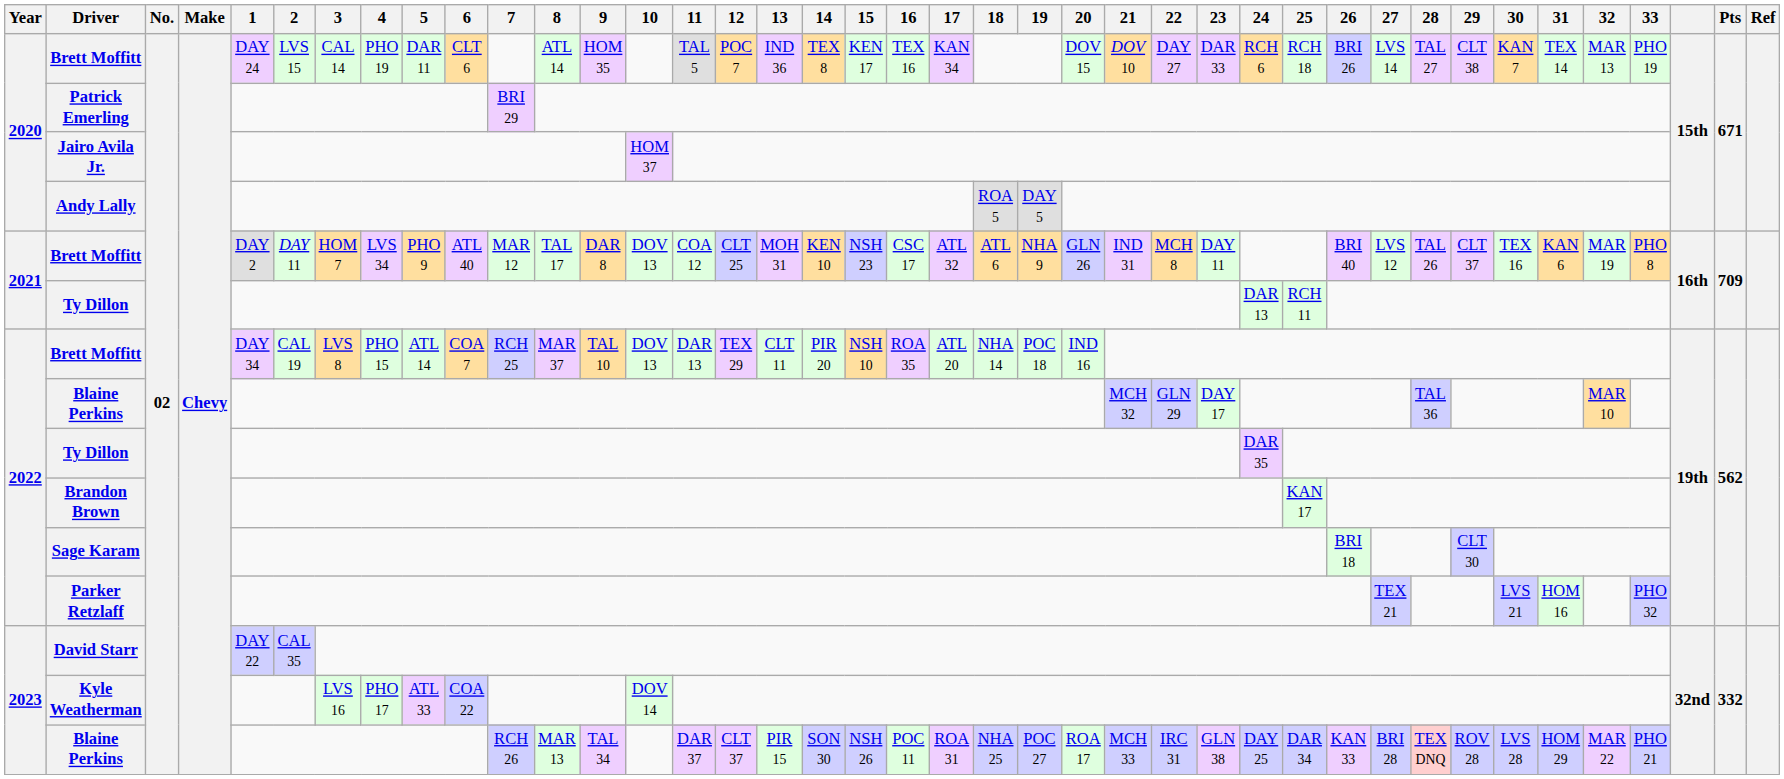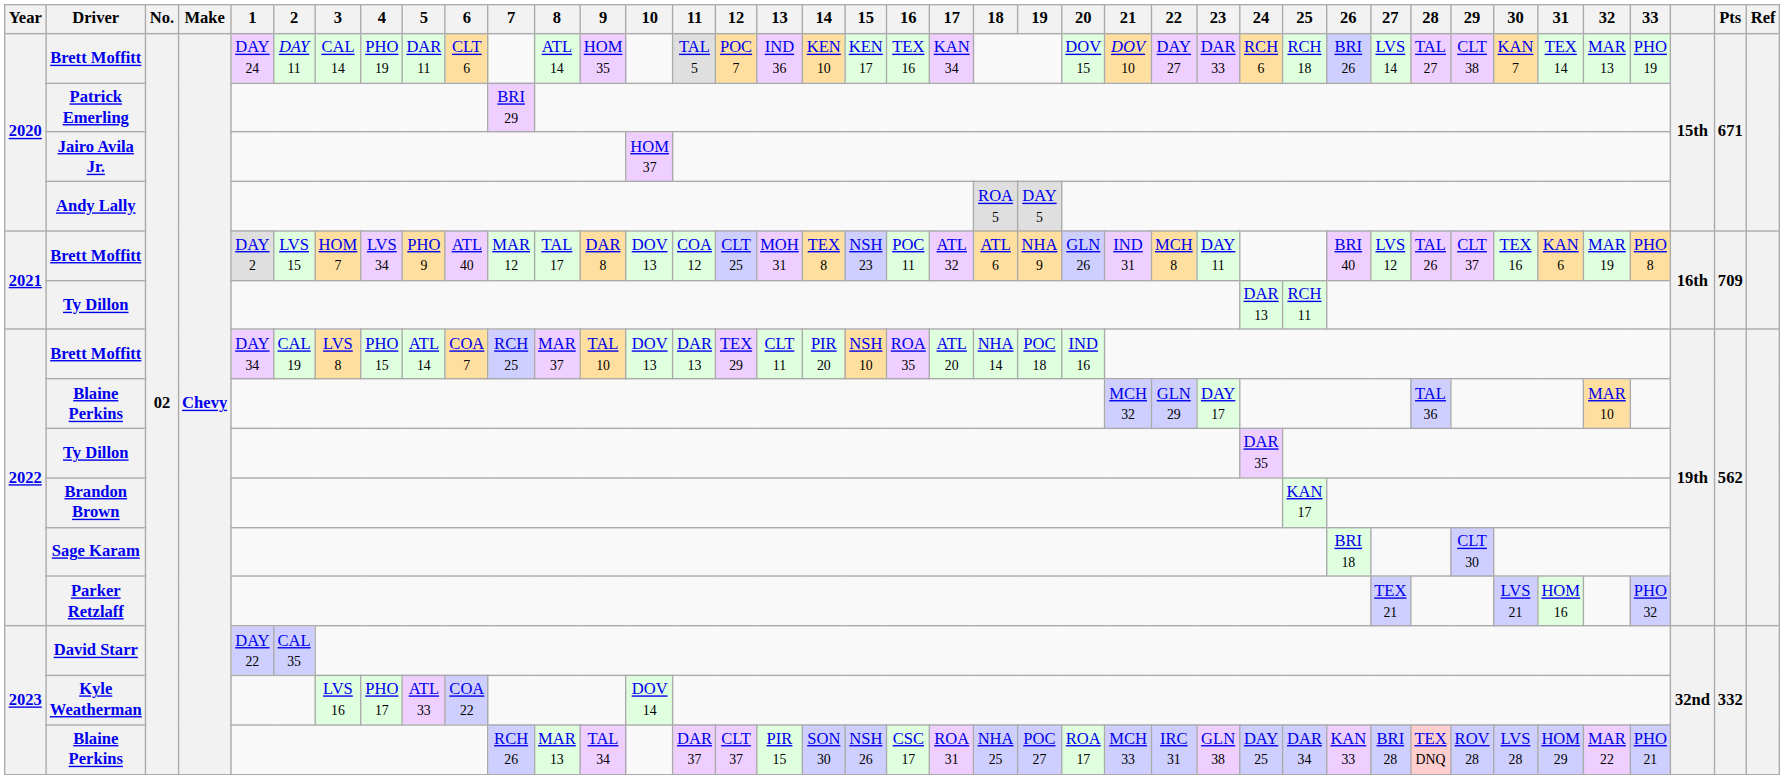(294, 57) LVS 15 -> (294, 57) DAY 11
(824, 57) TEX 8 -> (824, 57) KEN 10
(294, 254) DAY 11 -> (294, 254) LVS 15
(824, 254) KEN 10 -> (824, 254) TEX 8
(908, 254) CSC 17 -> (908, 254) POC 11
(908, 748) POC 11 -> (908, 748) CSC 17
